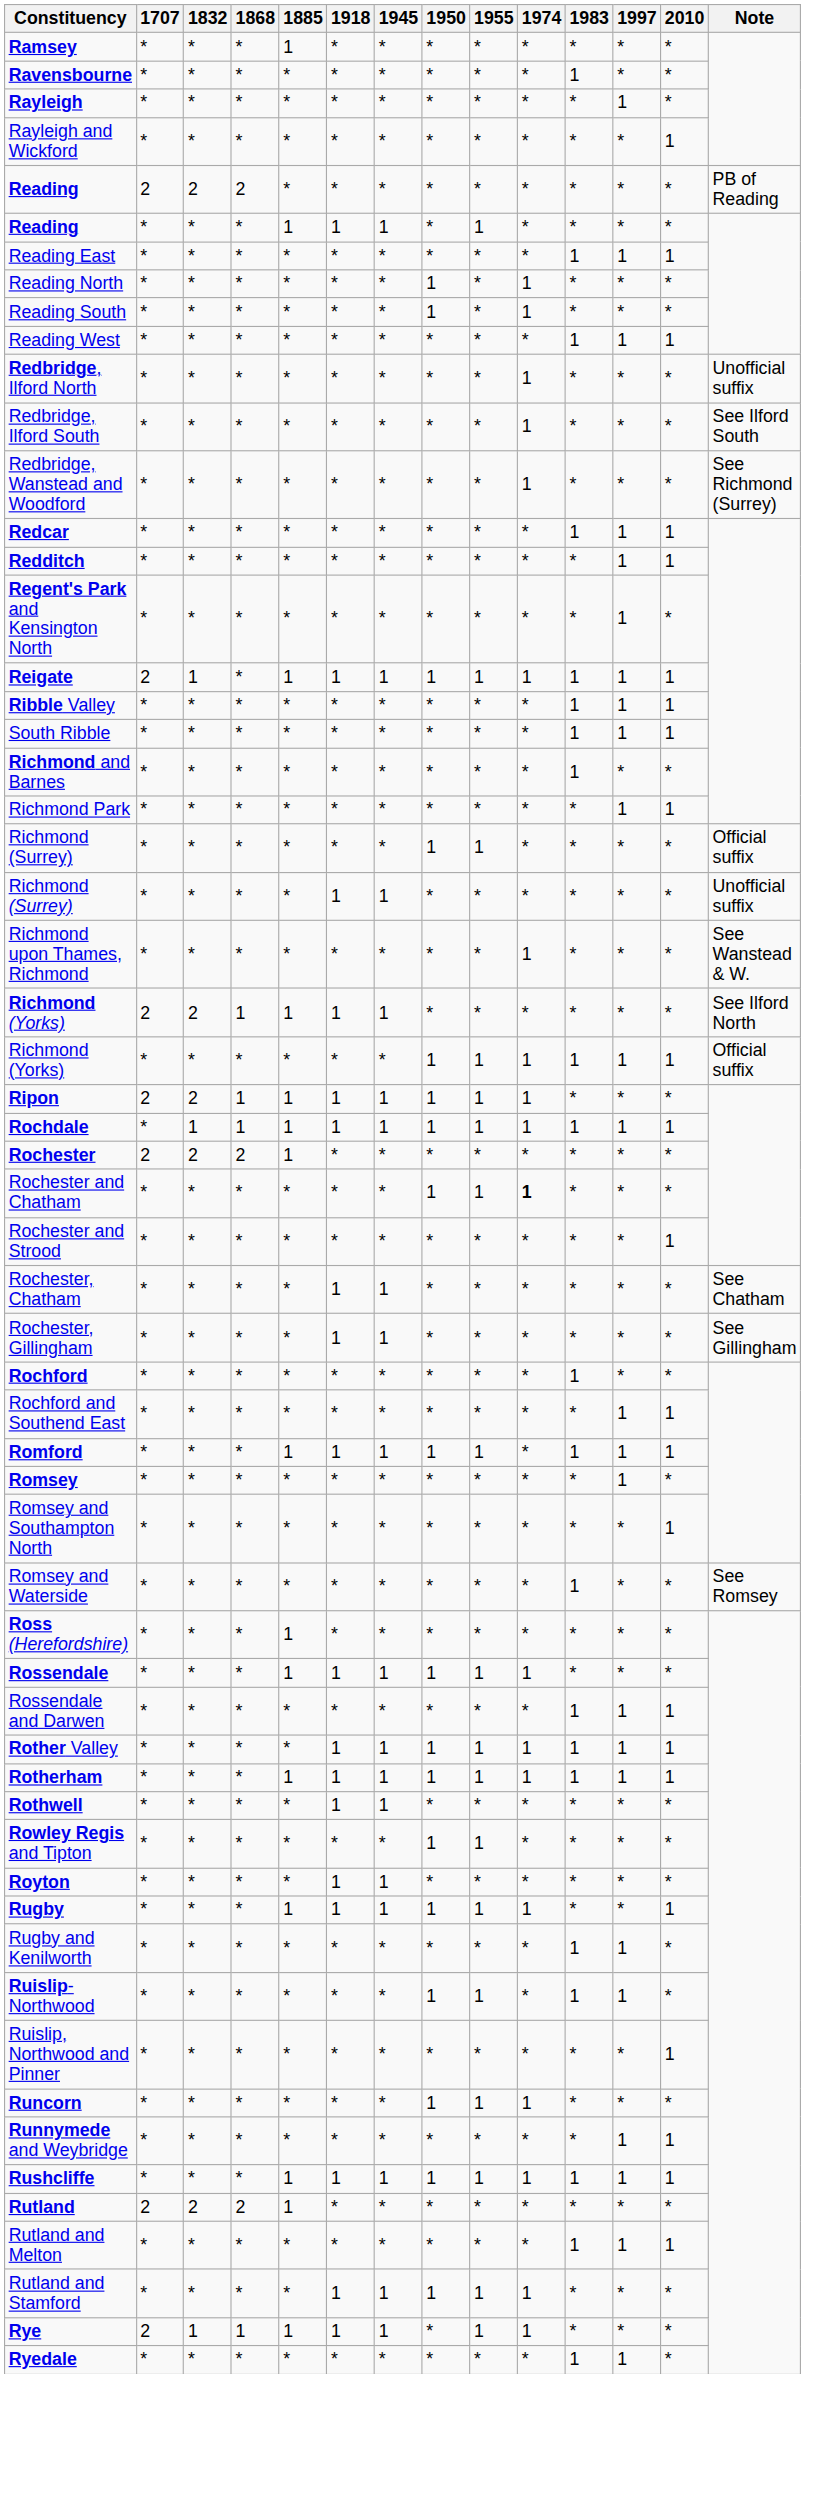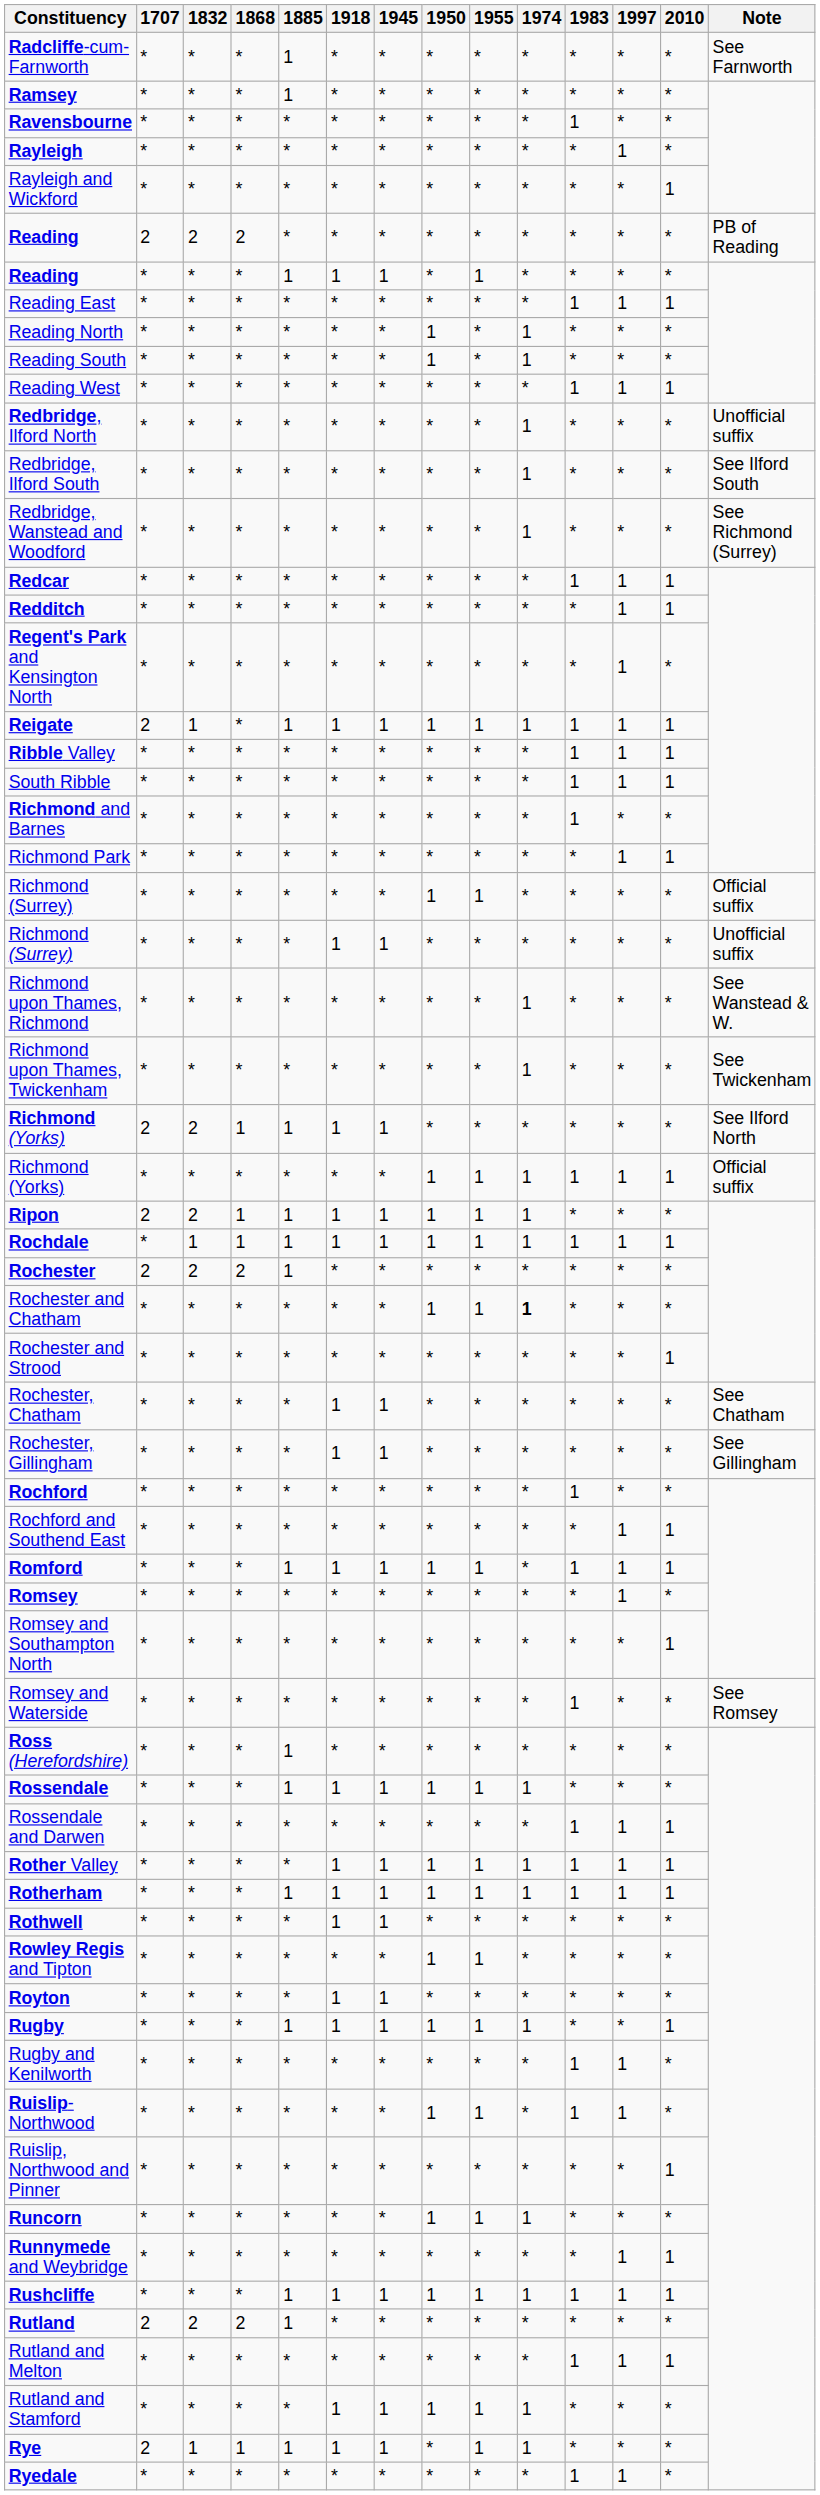+ row: (69, 56)
+ row: (65, 1070)
